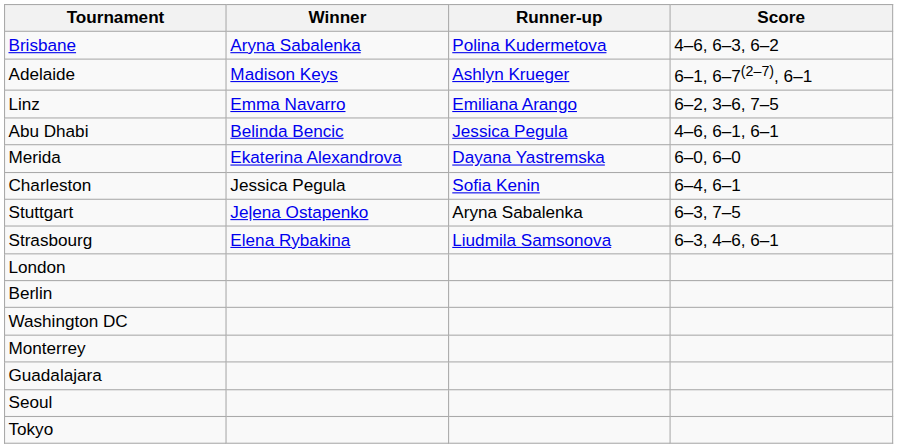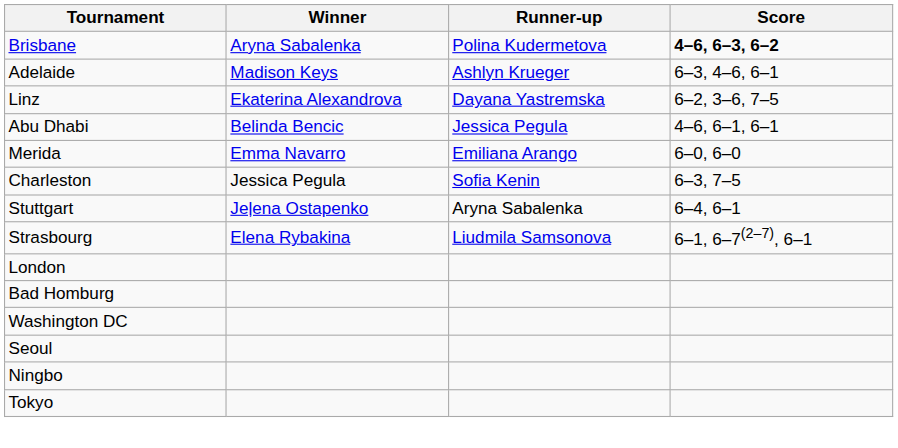(727, 45) normal -> (727, 45) bold
(743, 74) 6–1, 6–7(2–7), 6–1 -> (727, 72) 6–3, 4–6, 6–1
(288, 104) Emma Navarro -> (316, 99) Ekaterina Alexandrova
(515, 104) Emiliana Arango -> (529, 99) Dayana Yastremska
(316, 158) Ekaterina Alexandrova -> (288, 153) Emma Navarro
(529, 158) Dayana Yastremska -> (515, 153) Emiliana Arango
(707, 185) 6–4, 6–1 -> (707, 180) 6–3, 7–5
(707, 212) 6–3, 7–5 -> (707, 208) 6–4, 6–1
(727, 239) 6–3, 4–6, 6–1 -> (743, 237) 6–1, 6–7(2–7), 6–1
- row: (30, 294)
+ row: (61, 294)
- row: (47, 348)
- row: (55, 375)
+ row: (36, 375)
